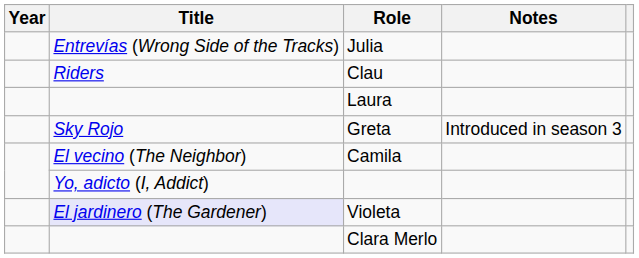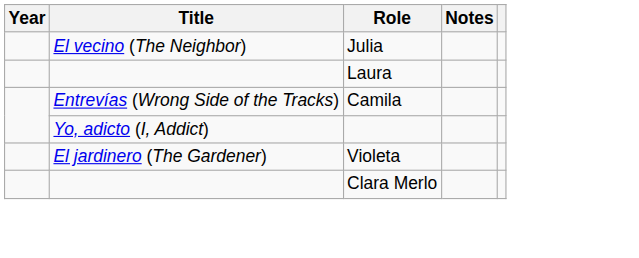(196, 45) Entrevías (Wrong Side of the Tracks) -> (150, 45) El vecino (The Neighbor)
- row: (365, 73)
- row: (369, 128)
(150, 156) El vecino (The Neighbor) -> (196, 101) Entrevías (Wrong Side of the Tracks)
(160, 211) lavender background -> (160, 156) no background
